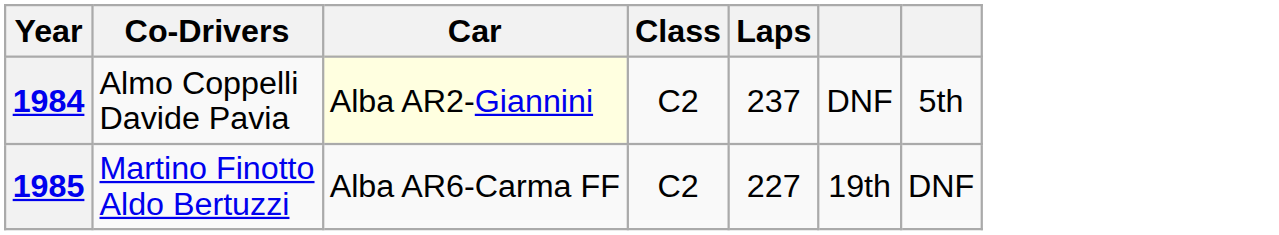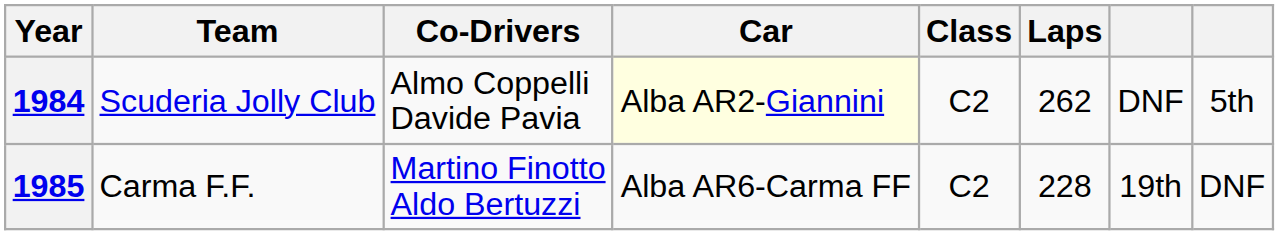+ column: (237, 31)
(774, 100) 237 -> (1065, 100) 262
(774, 187) 227 -> (1065, 187) 228
